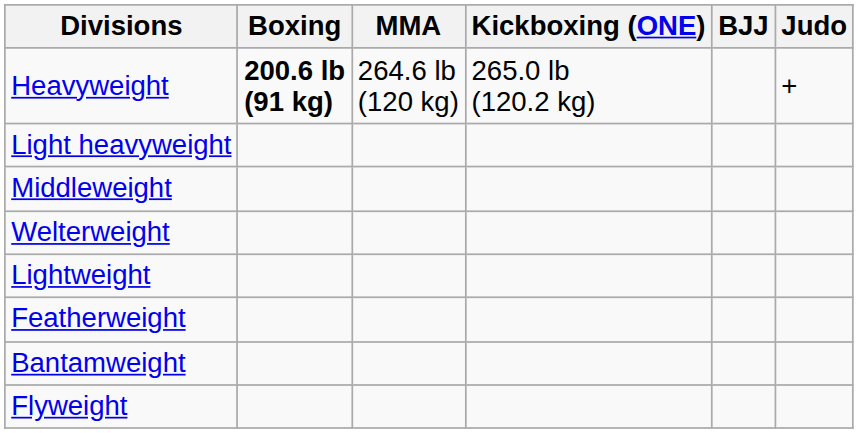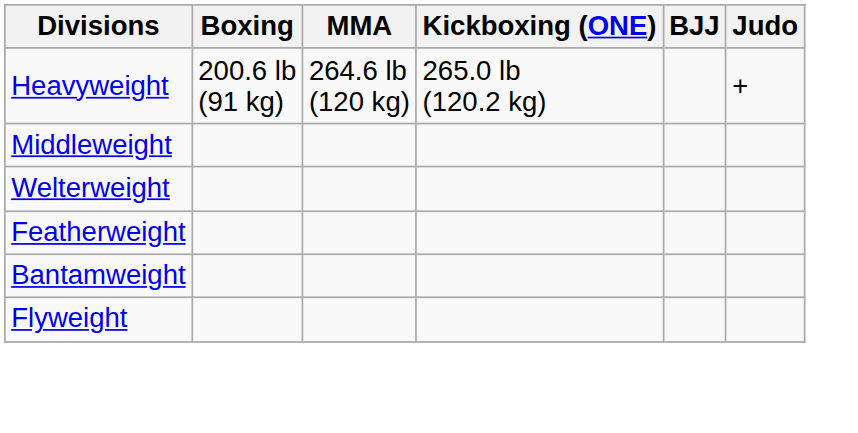(295, 85) bold -> (247, 85) normal
- row: (121, 144)
- row: (81, 275)
